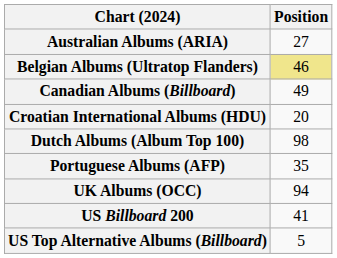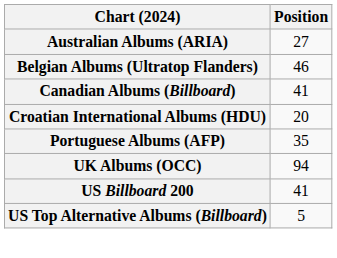(301, 66) khaki background -> (301, 66) no background
(301, 91) 49 -> (301, 91) 41
- row: (137, 141)
